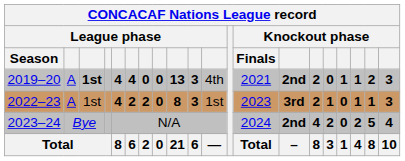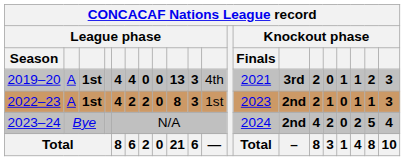(294, 79) 2nd -> (294, 79) 3rd
(92, 101) normal -> (92, 101) bold
(294, 101) 3rd -> (294, 101) 2nd
